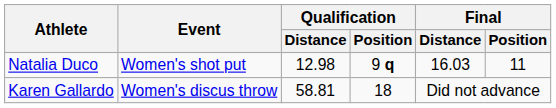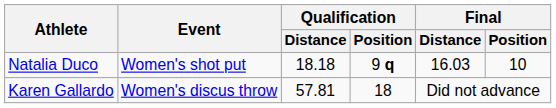(315, 66) 12.98 -> (315, 66) 18.18
(518, 66) 11 -> (518, 66) 10
(315, 90) 58.81 -> (315, 90) 57.81
